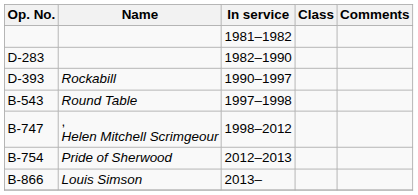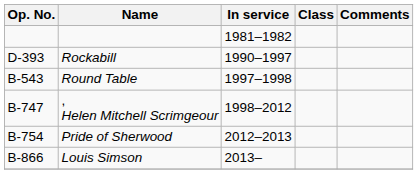- row: (26, 57)
